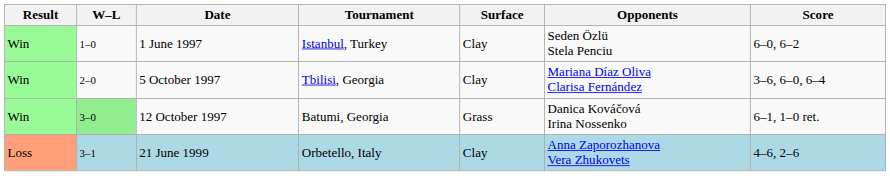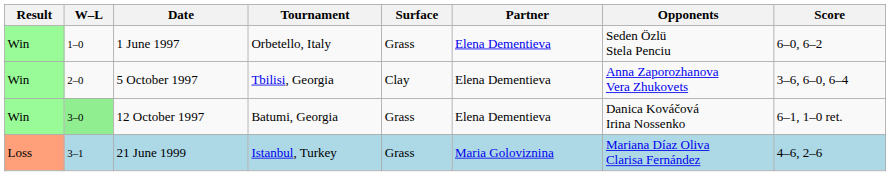+ column: (527, 14)
(345, 43) Istanbul, Turkey -> (291, 43) Orbetello, Italy
(475, 43) Clay -> (400, 43) Grass
(599, 79) Mariana Díaz Oliva Clarisa Fernández -> (662, 79) Anna Zaporozhanova Vera Zhukovets
(342, 152) Orbetello, Italy -> (294, 152) Istanbul, Turkey
(475, 152) Clay -> (400, 152) Grass
(604, 152) Anna Zaporozhanova Vera Zhukovets -> (658, 152) Mariana Díaz Oliva Clarisa Fernández
